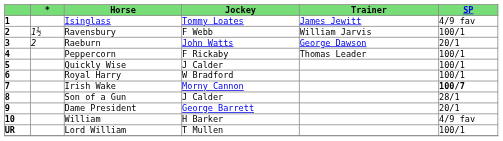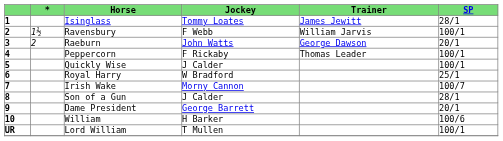(457, 21) 4/9 fav -> (449, 21) 28/1
(452, 76) 100/1 -> (449, 76) 25/1
(452, 86) bold -> (452, 86) normal
(457, 119) 4/9 fav -> (452, 119) 100/6
